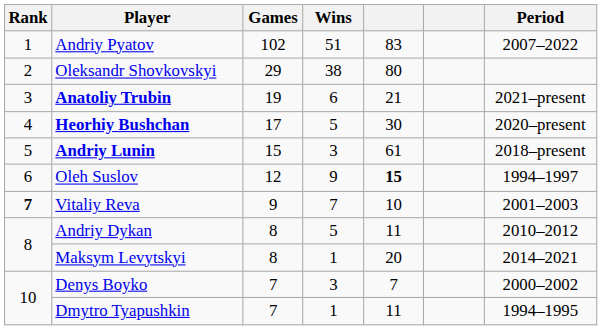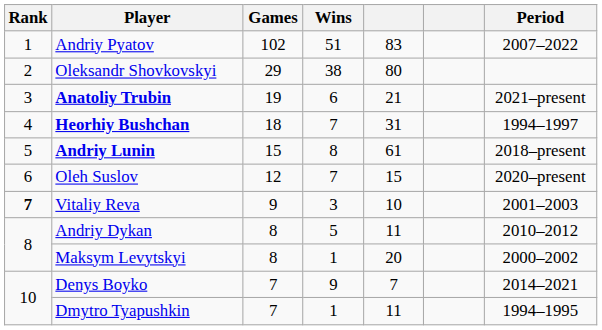(273, 124) 17 -> (273, 124) 18
(333, 124) 5 -> (333, 124) 7
(394, 124) 30 -> (394, 124) 31
(540, 124) 2020–present -> (540, 124) 1994–1997
(333, 151) 3 -> (333, 151) 8
(333, 177) 9 -> (333, 177) 7
(394, 177) bold -> (394, 177) normal
(540, 177) 1994–1997 -> (540, 177) 2020–present
(333, 204) 7 -> (333, 204) 3
(540, 257) 2014–2021 -> (540, 257) 2000–2002
(333, 284) 3 -> (333, 284) 9
(540, 284) 2000–2002 -> (540, 284) 2014–2021
